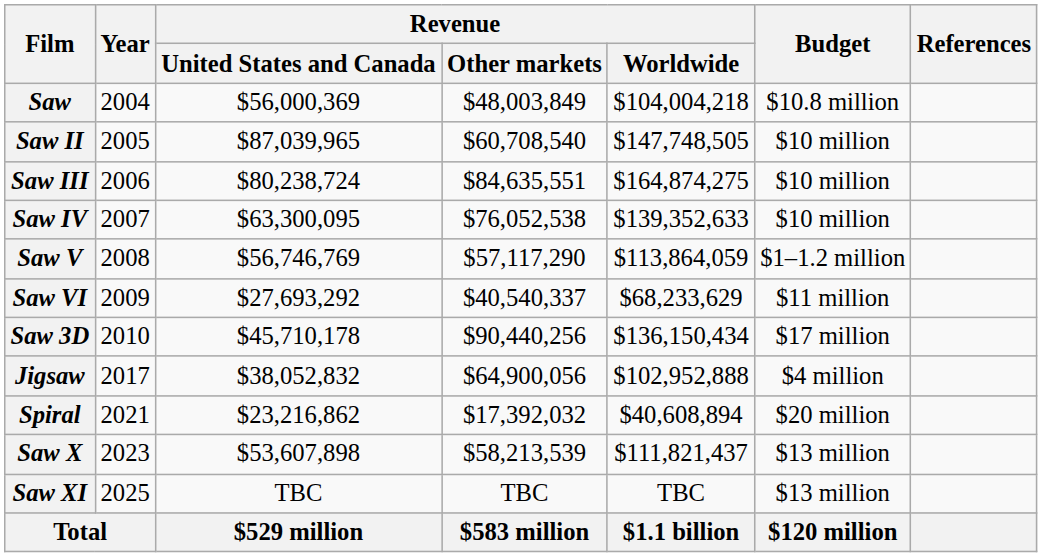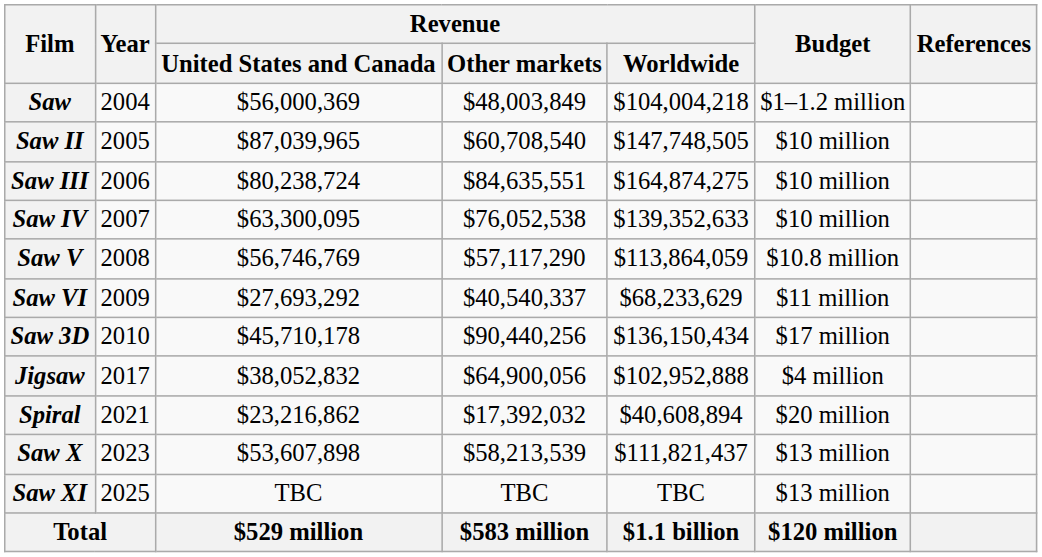(833, 102) $10.8 million -> (833, 102) $1–1.2 million
(833, 258) $1–1.2 million -> (833, 258) $10.8 million
